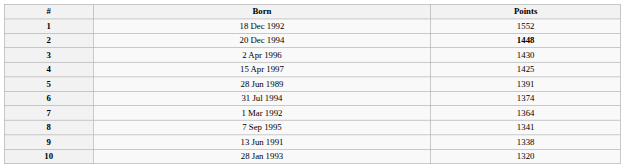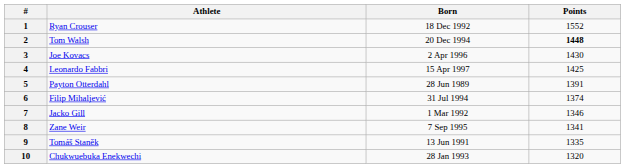+ column: (207, 12)
(526, 113) 1364 -> (575, 113) 1346
(526, 142) 1338 -> (575, 142) 1335
